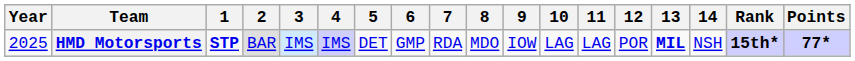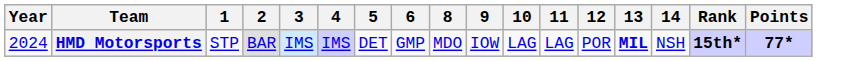- column: (448, 18)
(28, 43) 2025 -> (28, 43) 2024
(224, 43) bold -> (224, 43) normal
